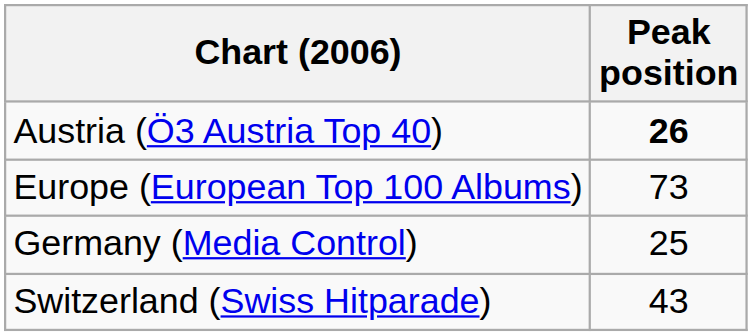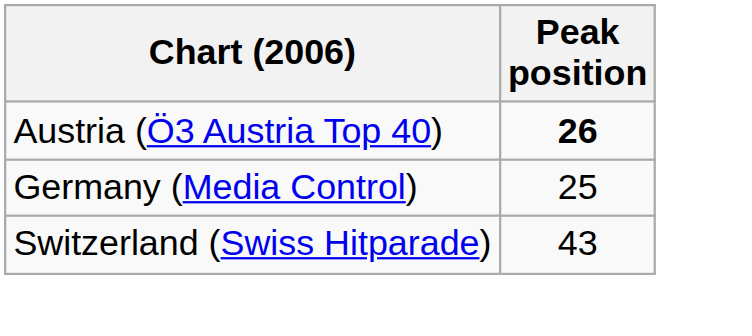- row: (298, 186)
